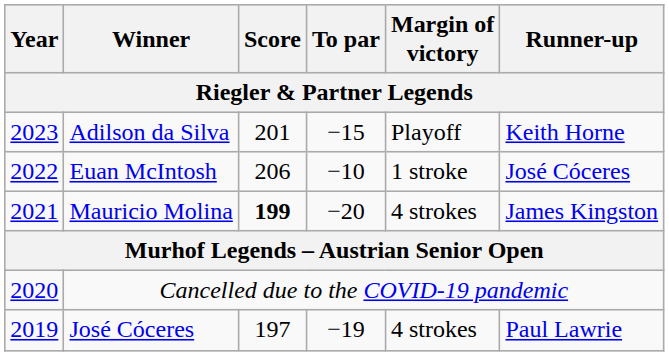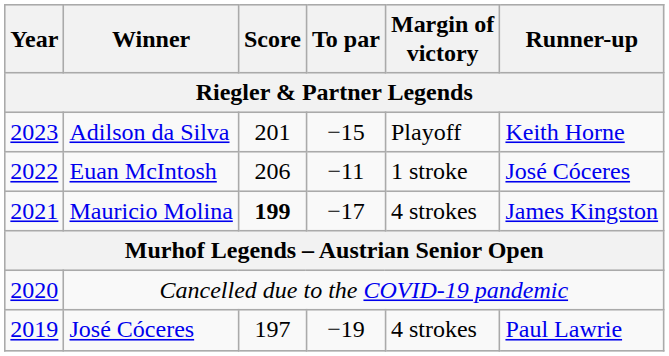(346, 171) −10 -> (346, 171) −11
(346, 211) −20 -> (346, 211) −17
